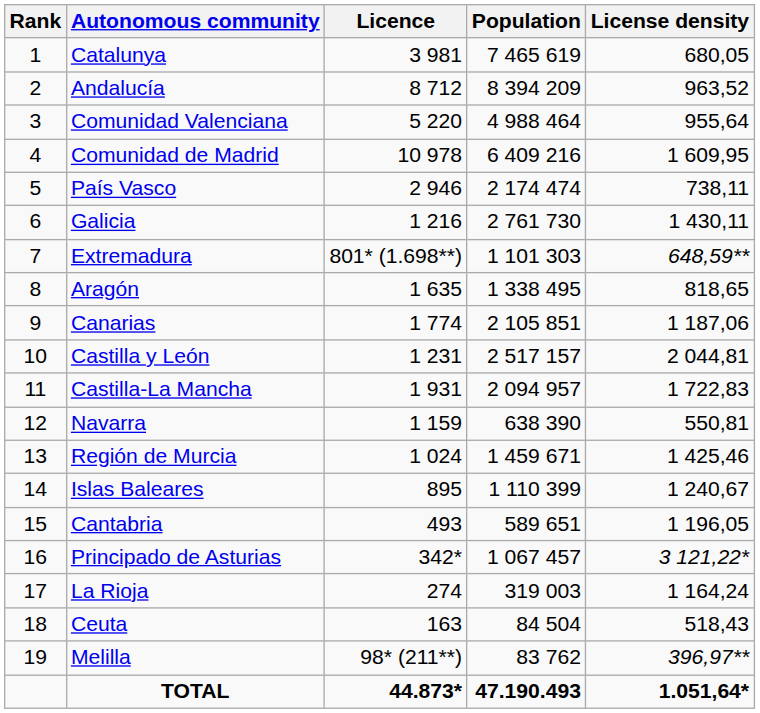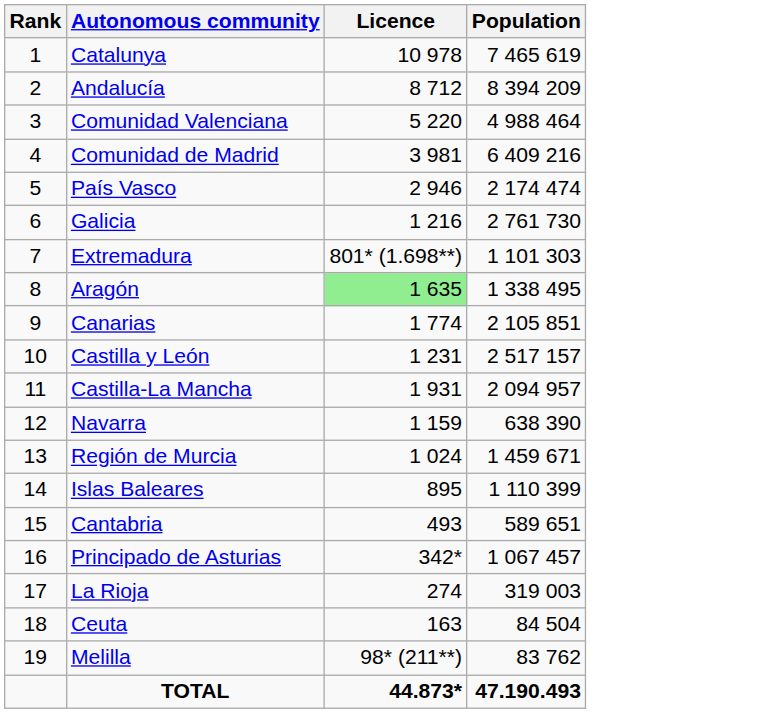- column: (670, 21)
(436, 54) 3 981 -> (430, 54) 10 978
(430, 155) 10 978 -> (436, 155) 3 981
(436, 289) no background -> (436, 289) lightgreen background
